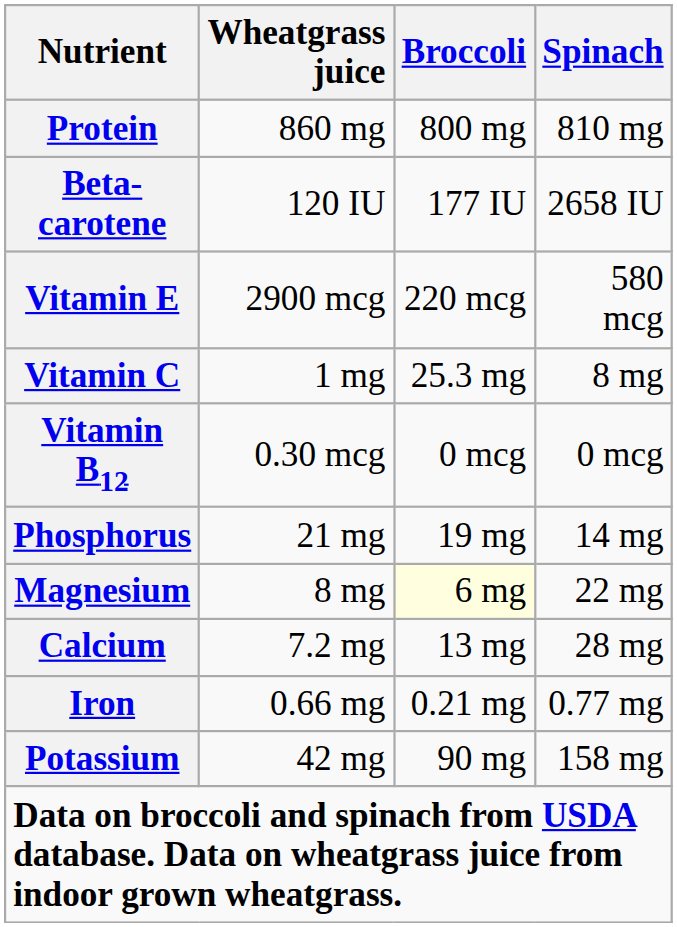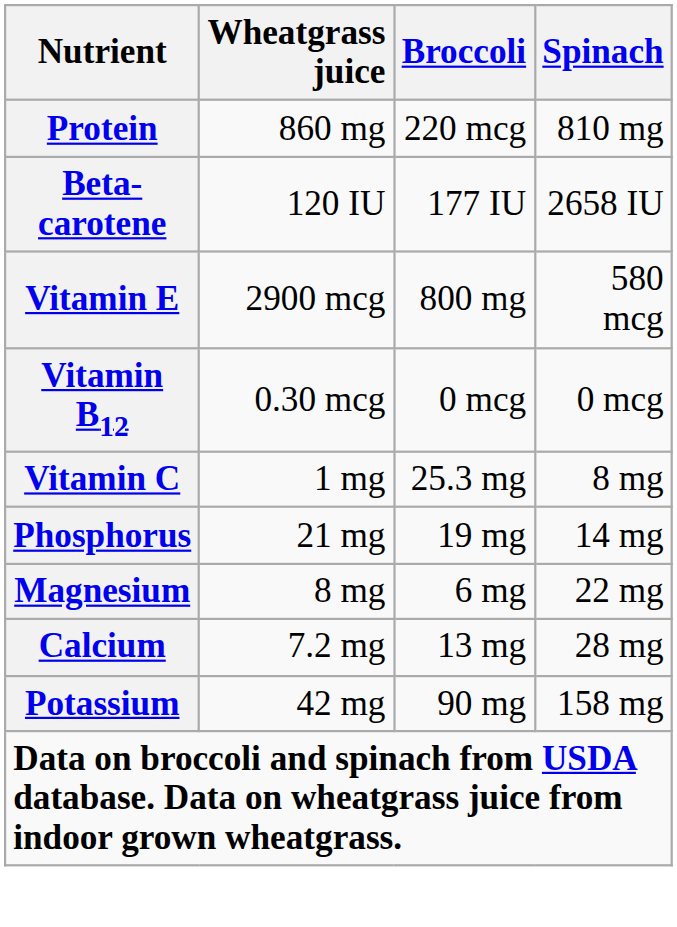(473, 127) 800 mg -> (465, 127) 220 mcg
(465, 298) 220 mcg -> (473, 298) 800 mg
rows swapped: (102, 374) <-> (102, 454)
(490, 590) lightyellow background -> (490, 590) no background
- row: (102, 702)
